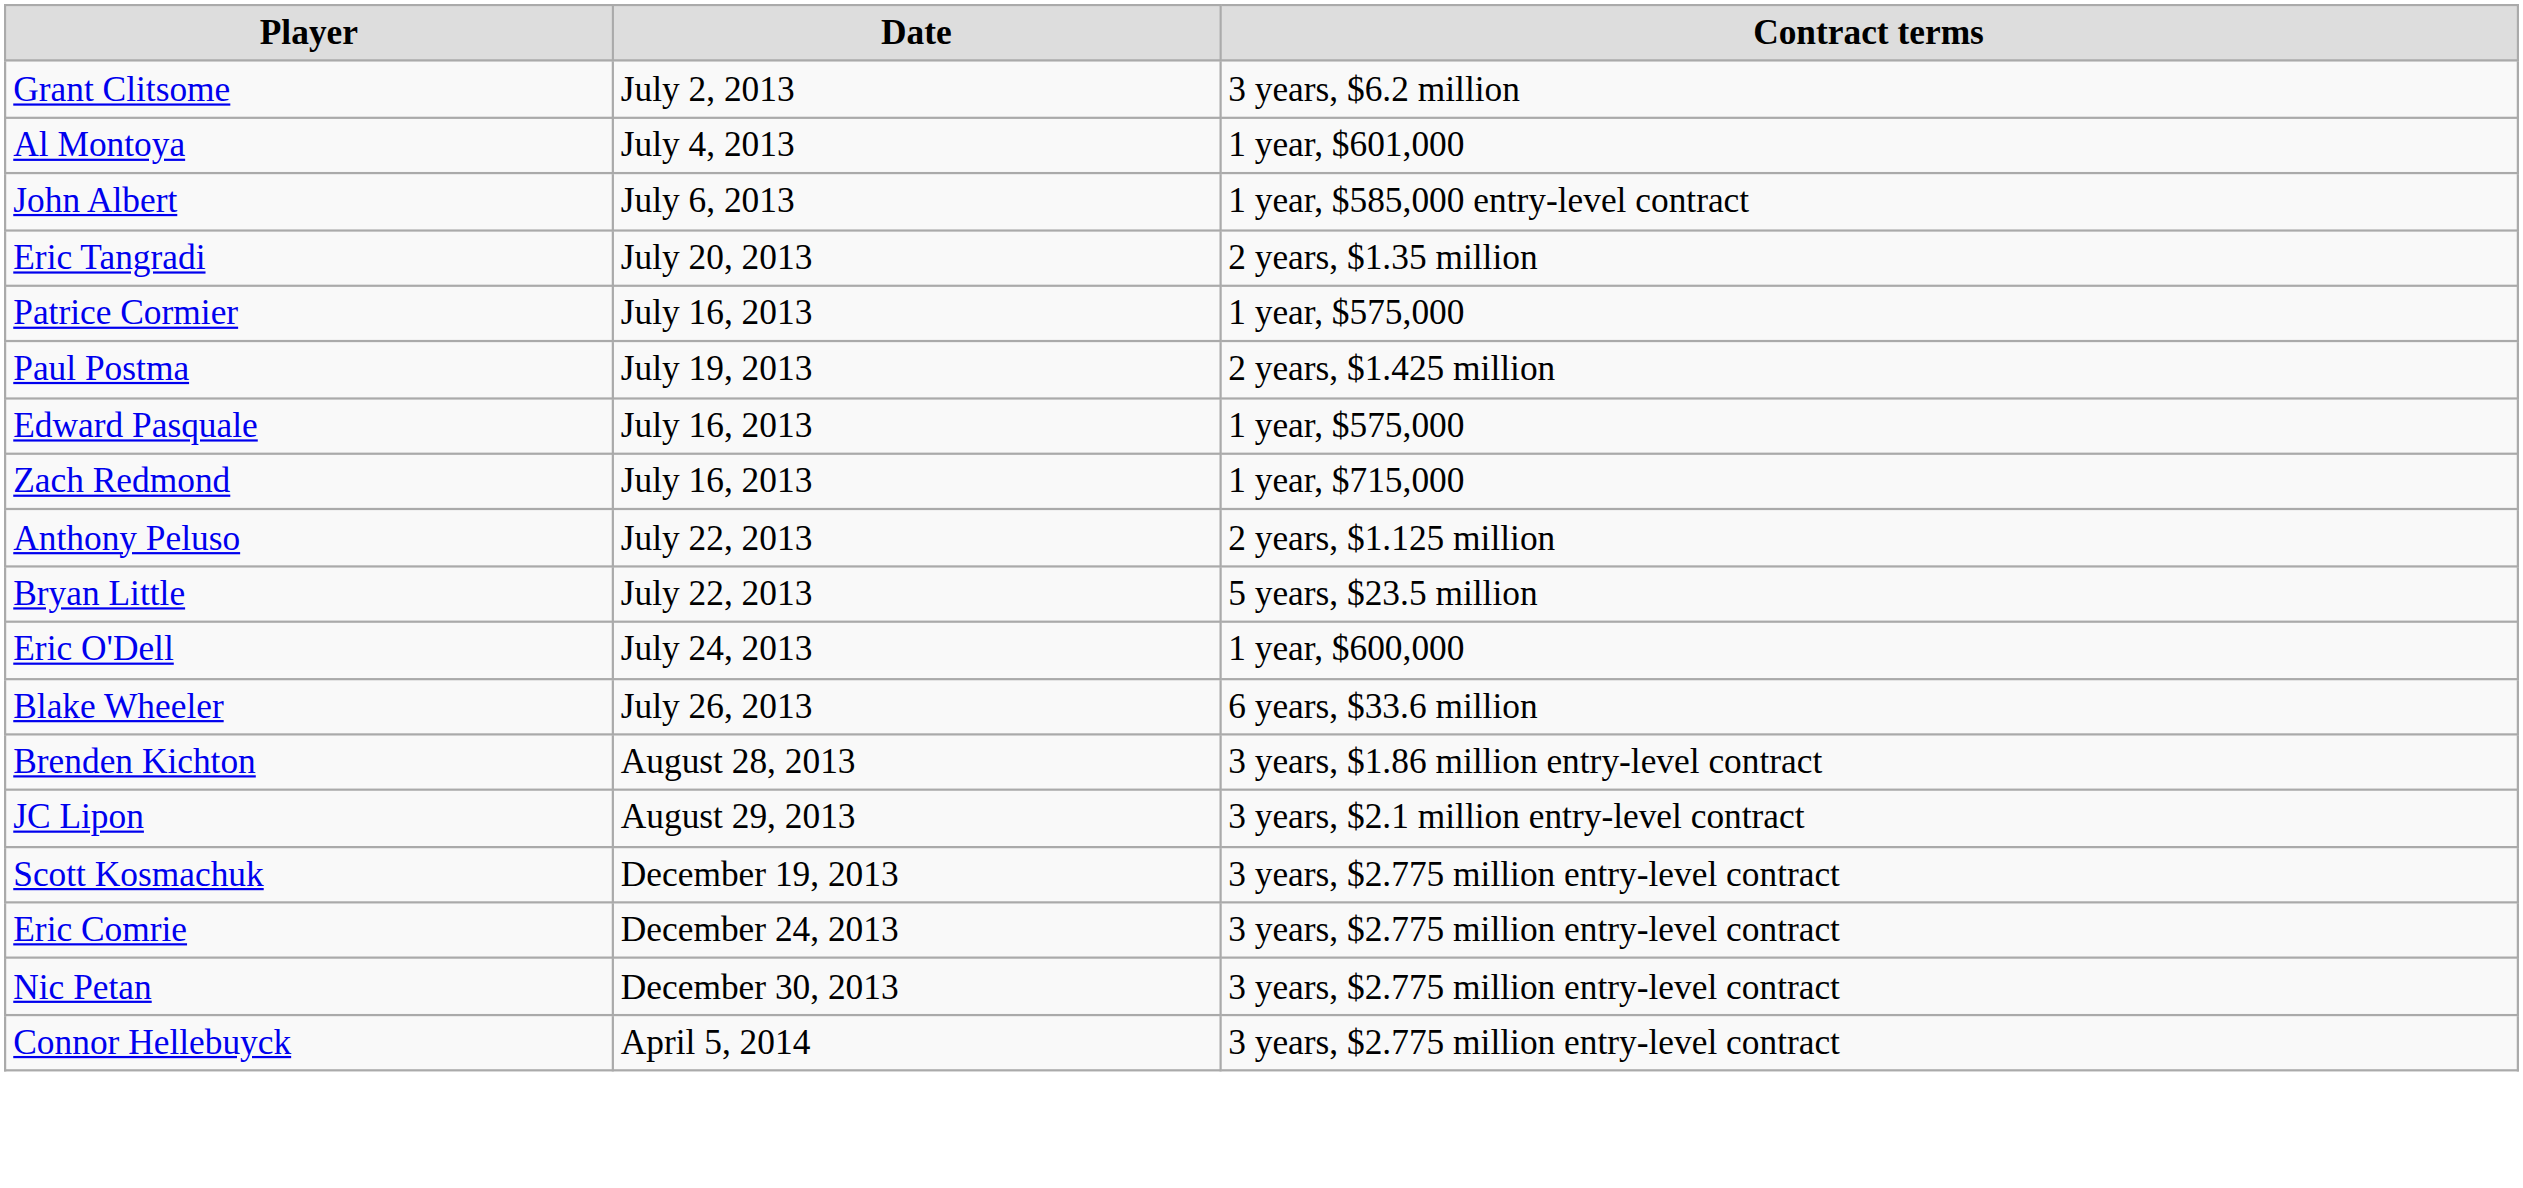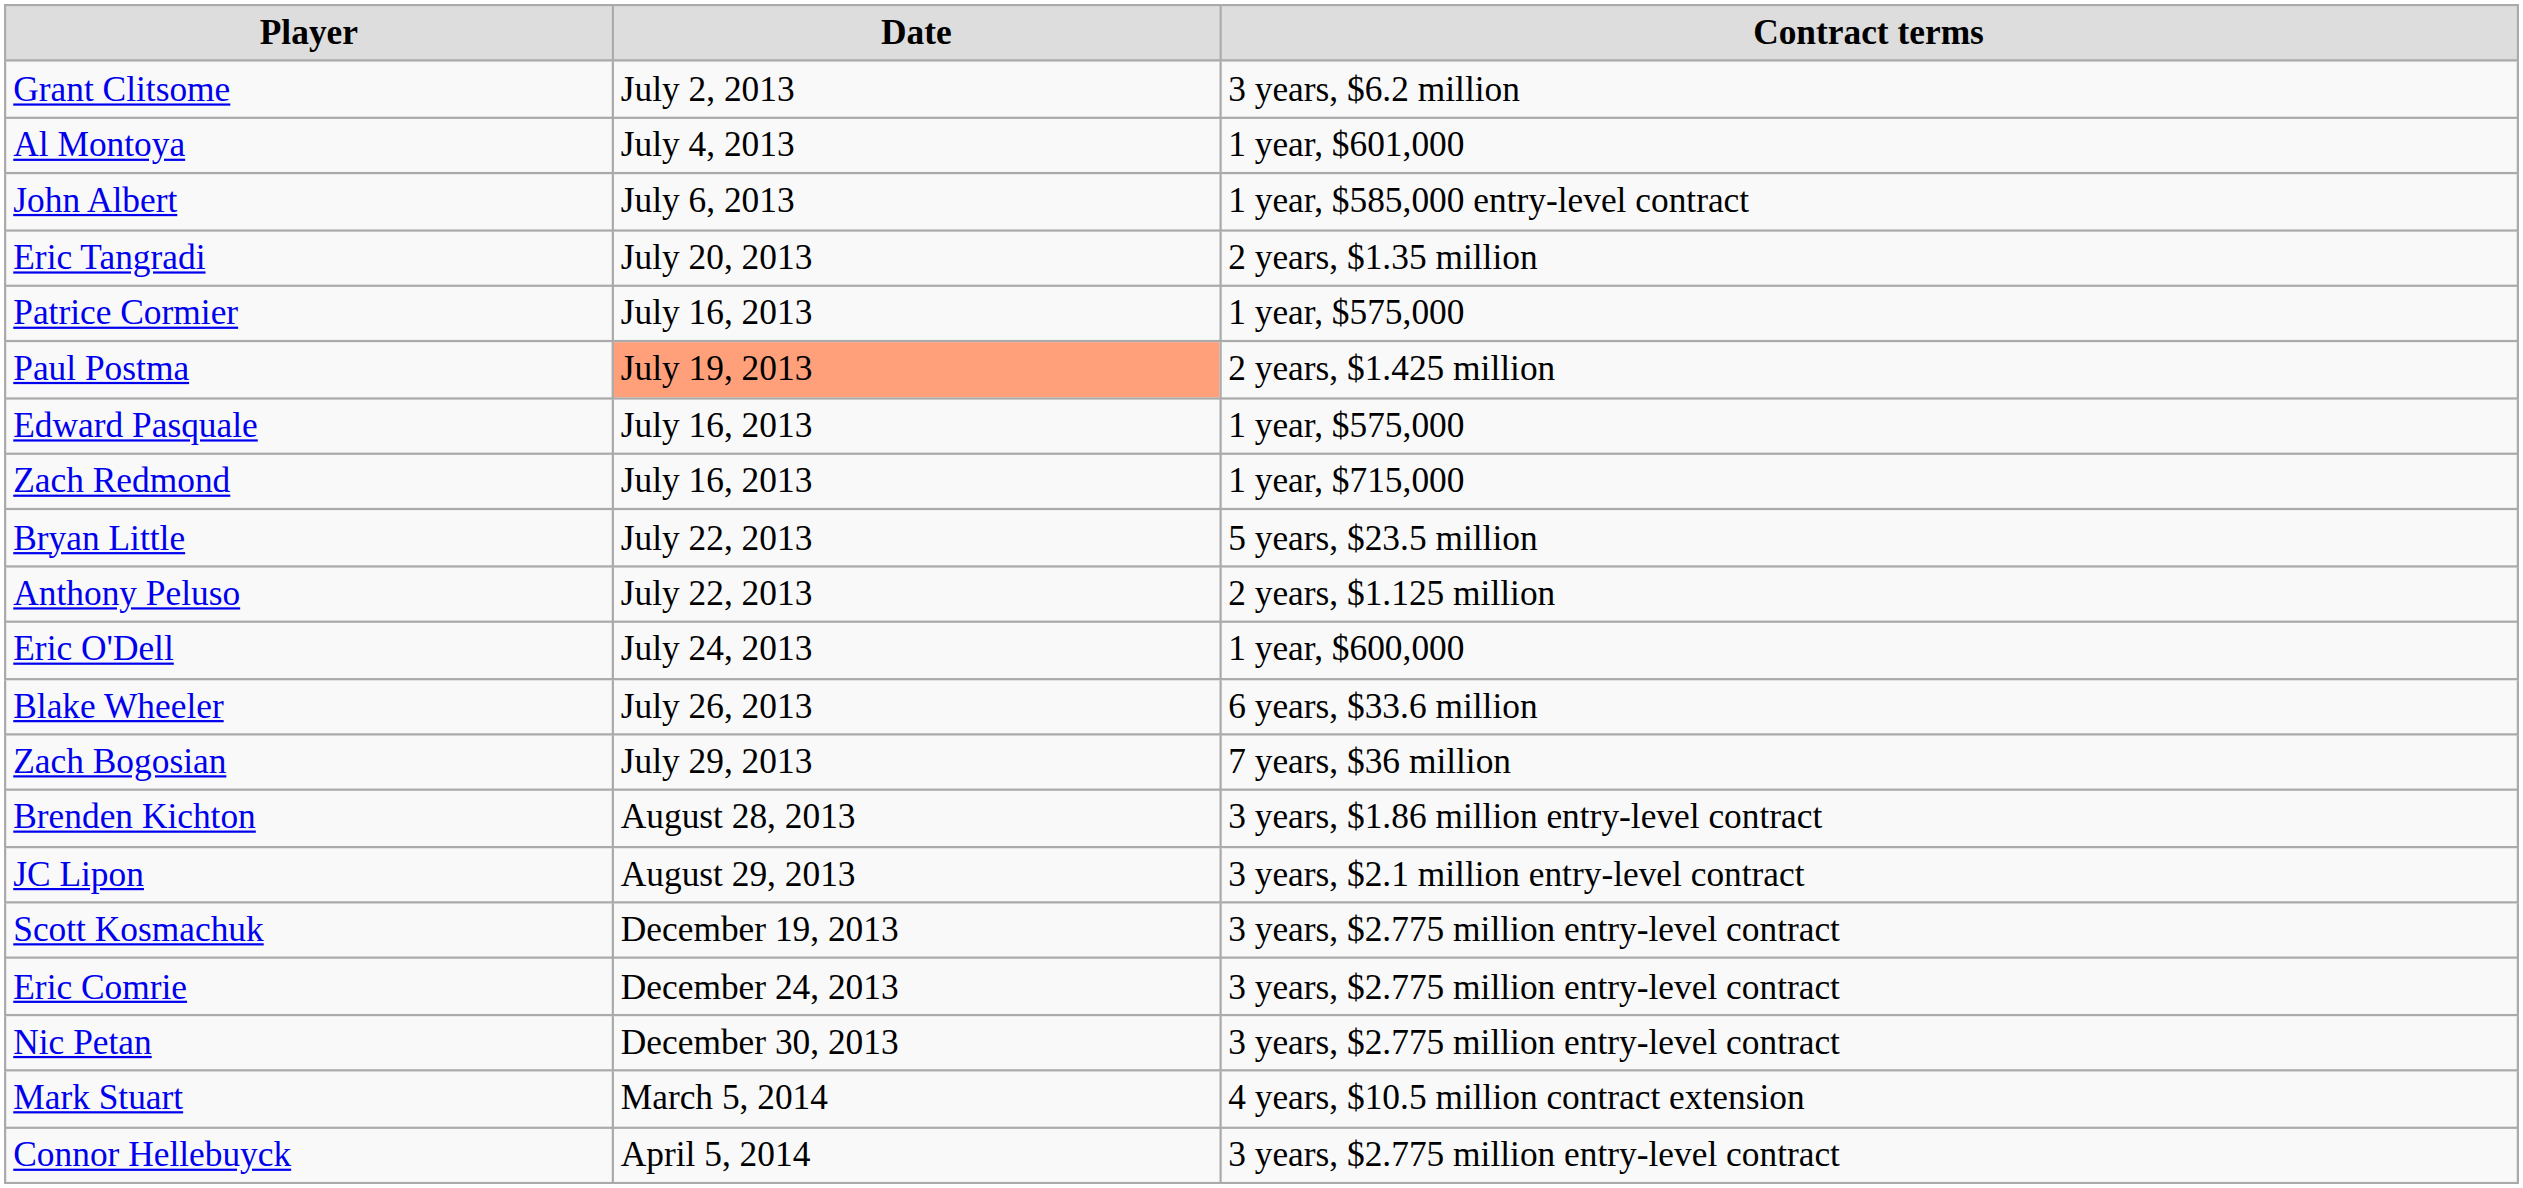(717, 369) no background -> (717, 369) lightsalmon background
rows swapped: (99, 593) <-> (127, 537)
+ row: (120, 761)
+ row: (98, 1098)
